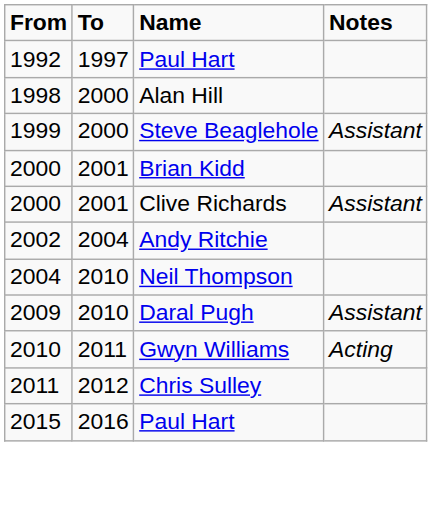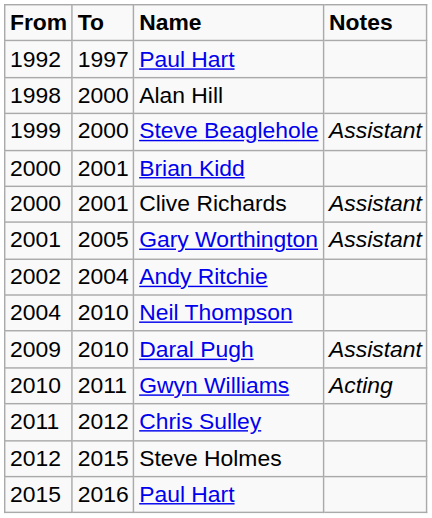+ row: (35, 240)
+ row: (35, 458)
